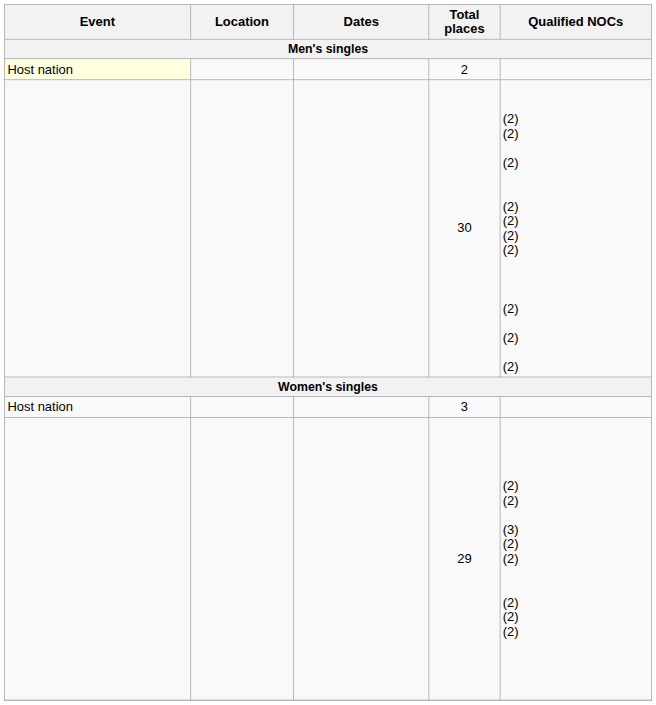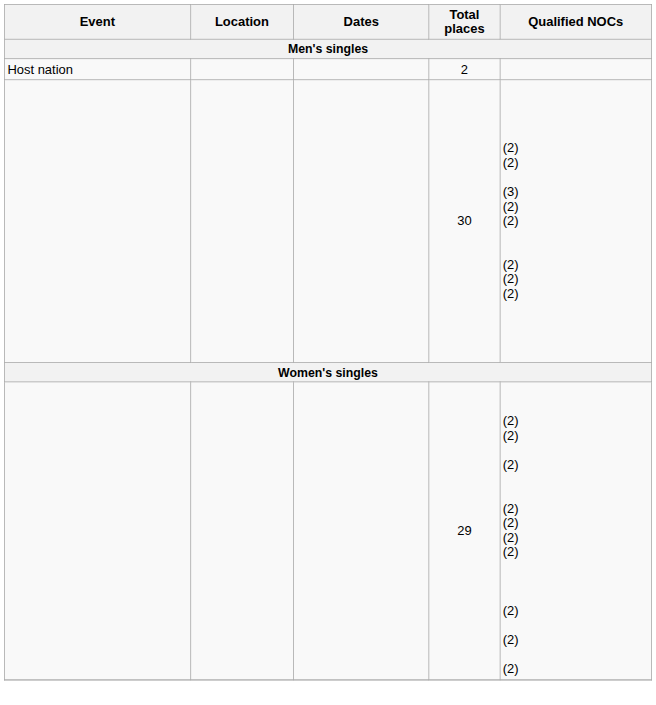(40, 69) lightyellow background -> (40, 69) no background
(511, 243) (2) (2) (2) (2) (2) (2) (2) (2) (2) (2) -> (511, 221) (2) (2) (3) (2) (2) (2) (2) (2)
- row: (464, 407)
(511, 558) (2) (2) (3) (2) (2) (2) (2) (2) -> (511, 545) (2) (2) (2) (2) (2) (2) (2) (2) (2) (2)
